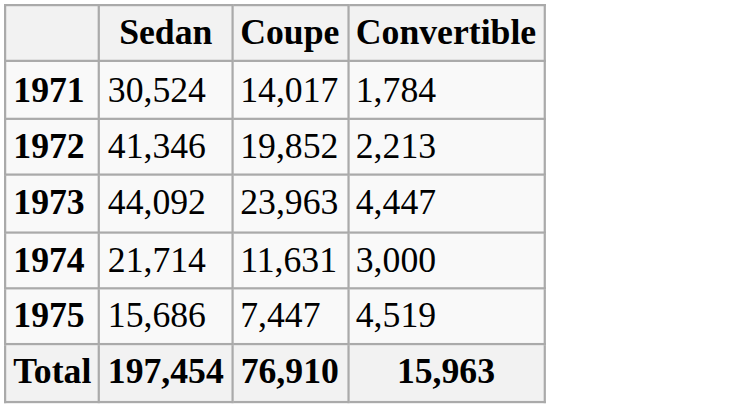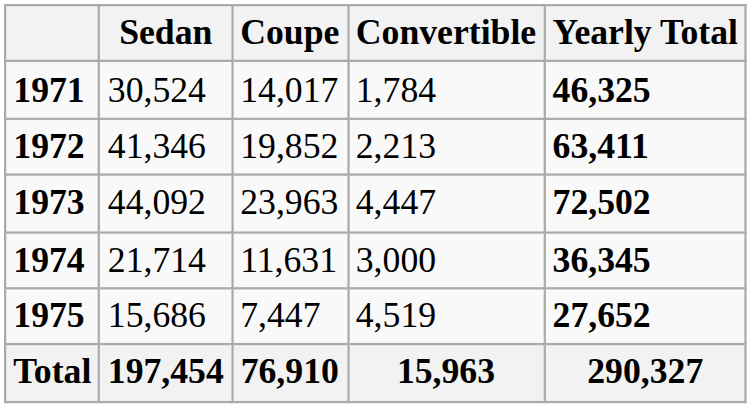+ column: (645, 32)
